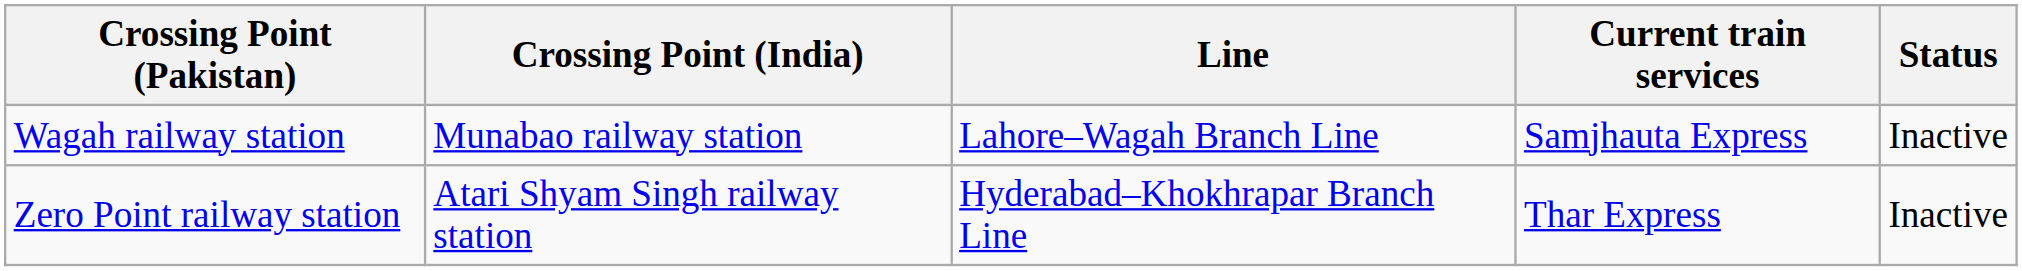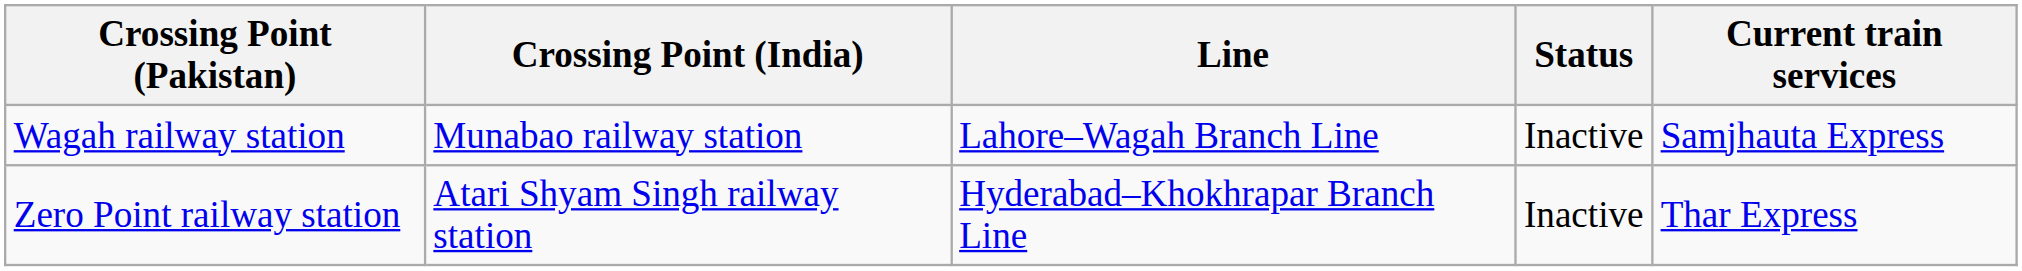columns swapped: (1948, 54) <-> (1698, 54)
